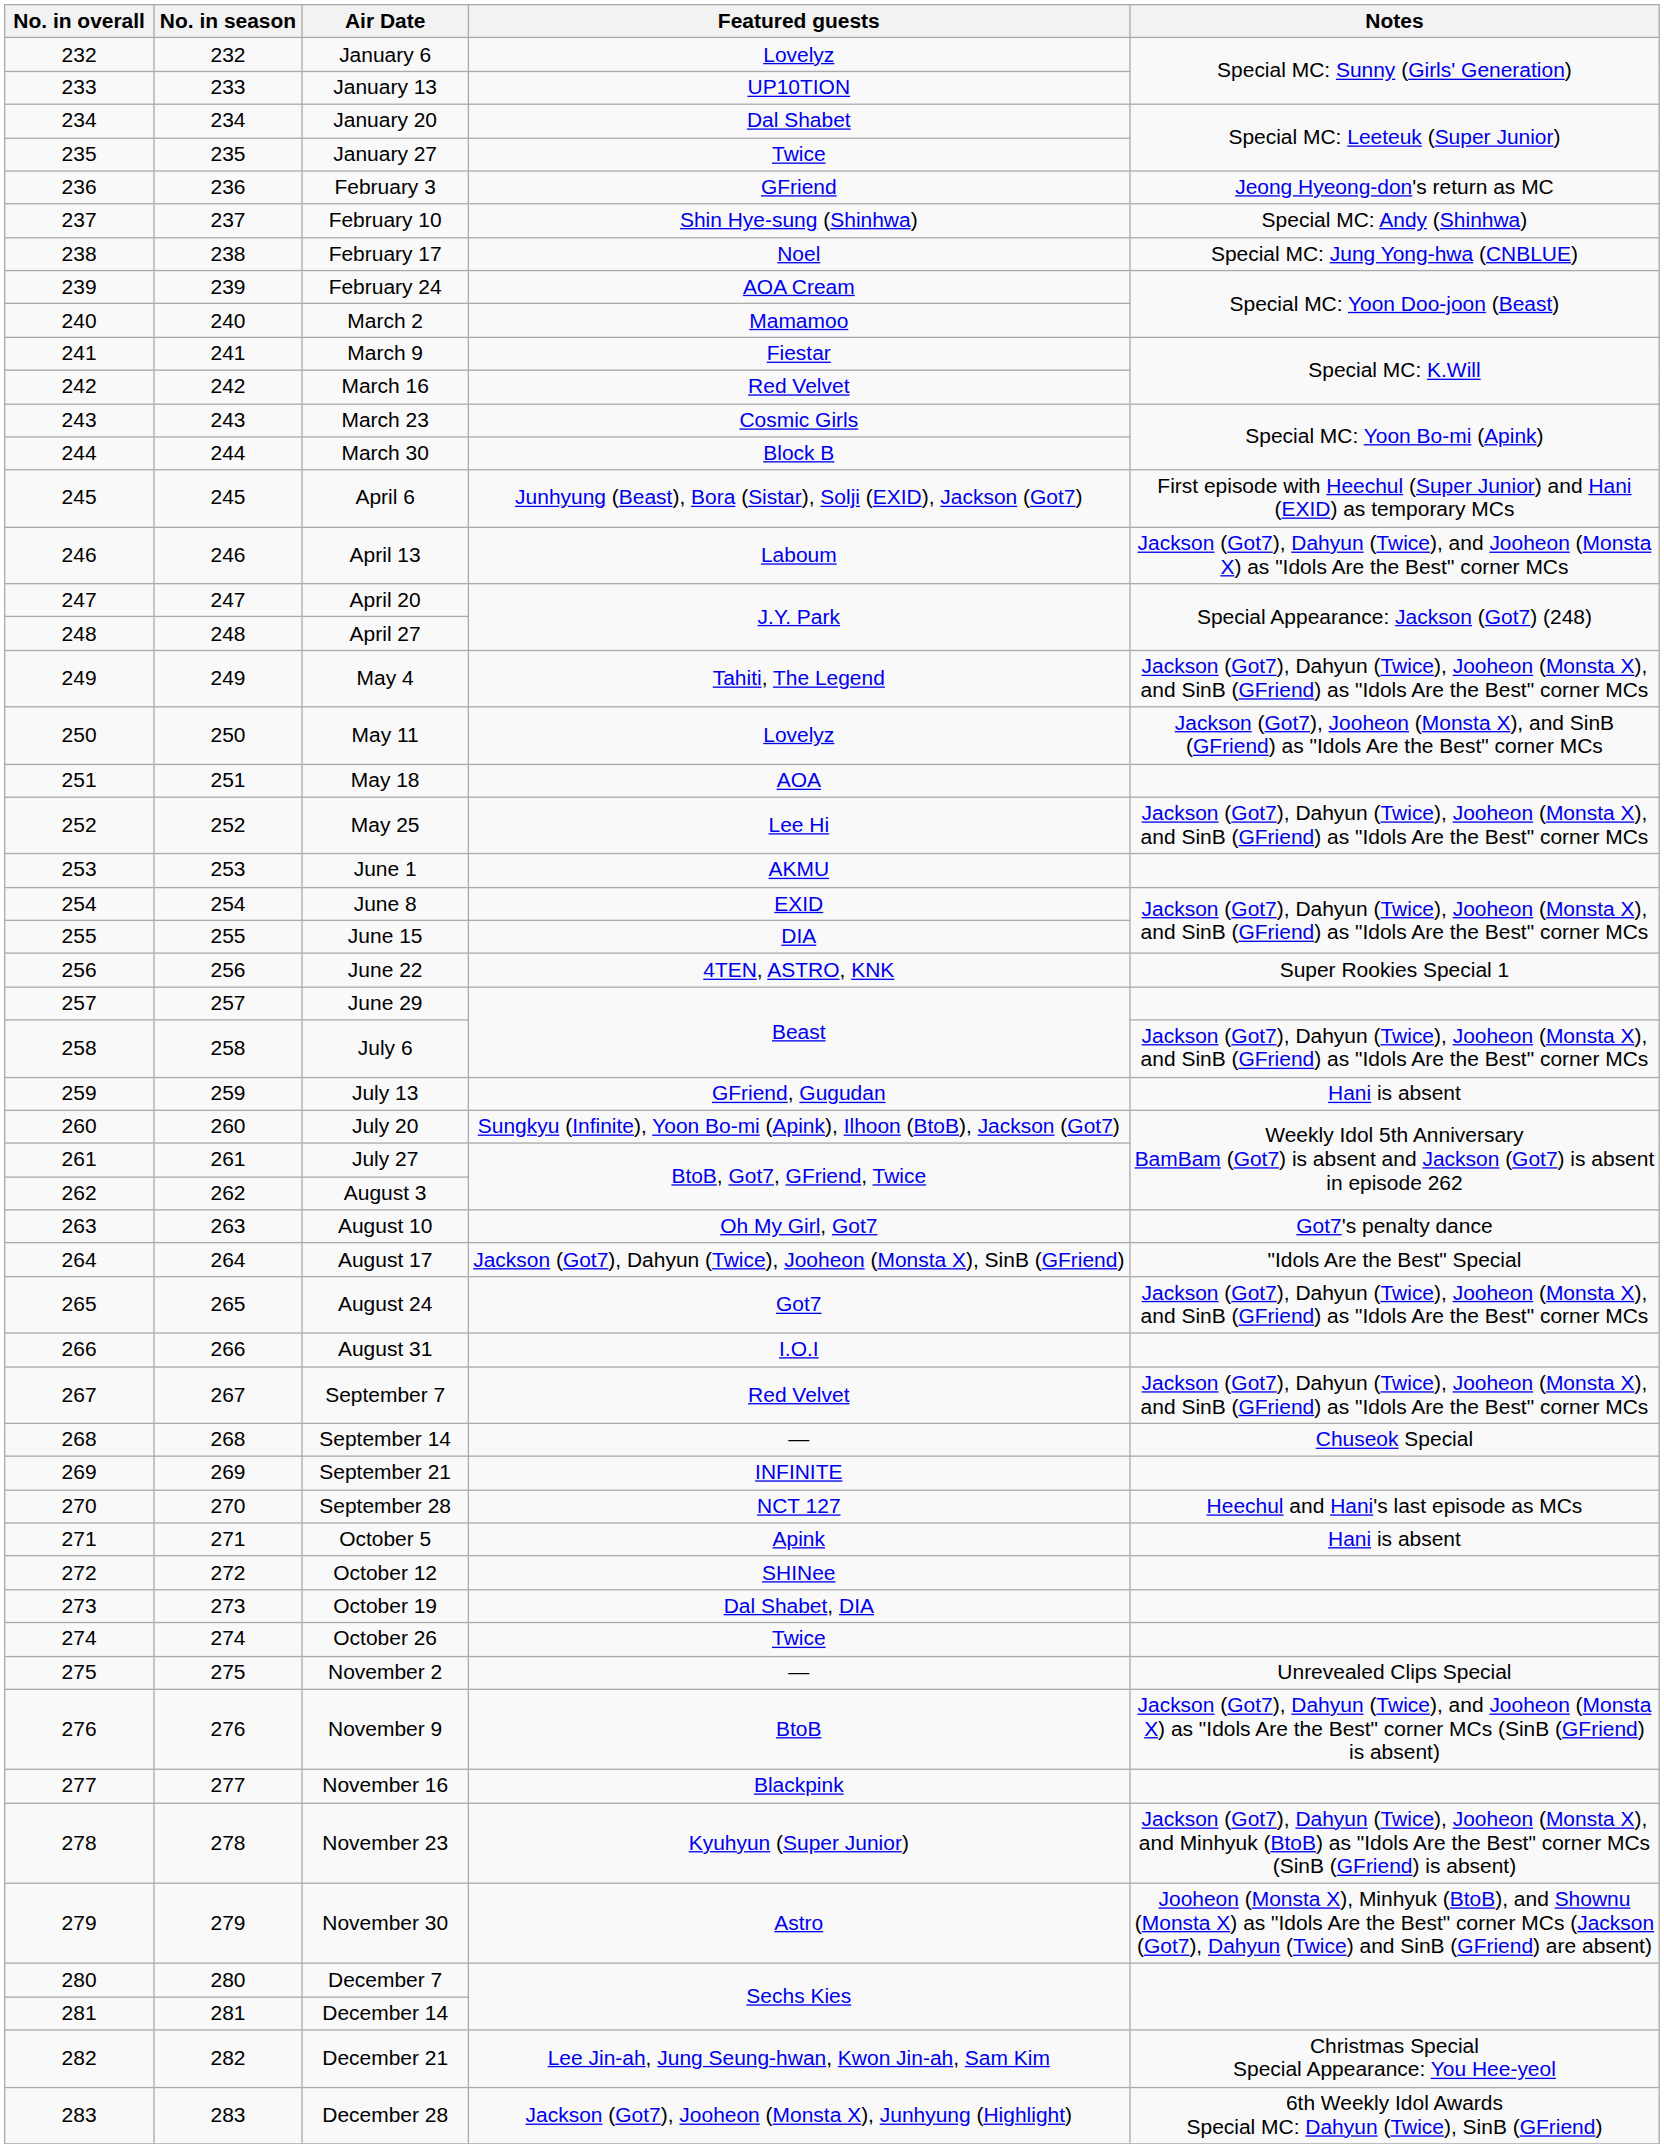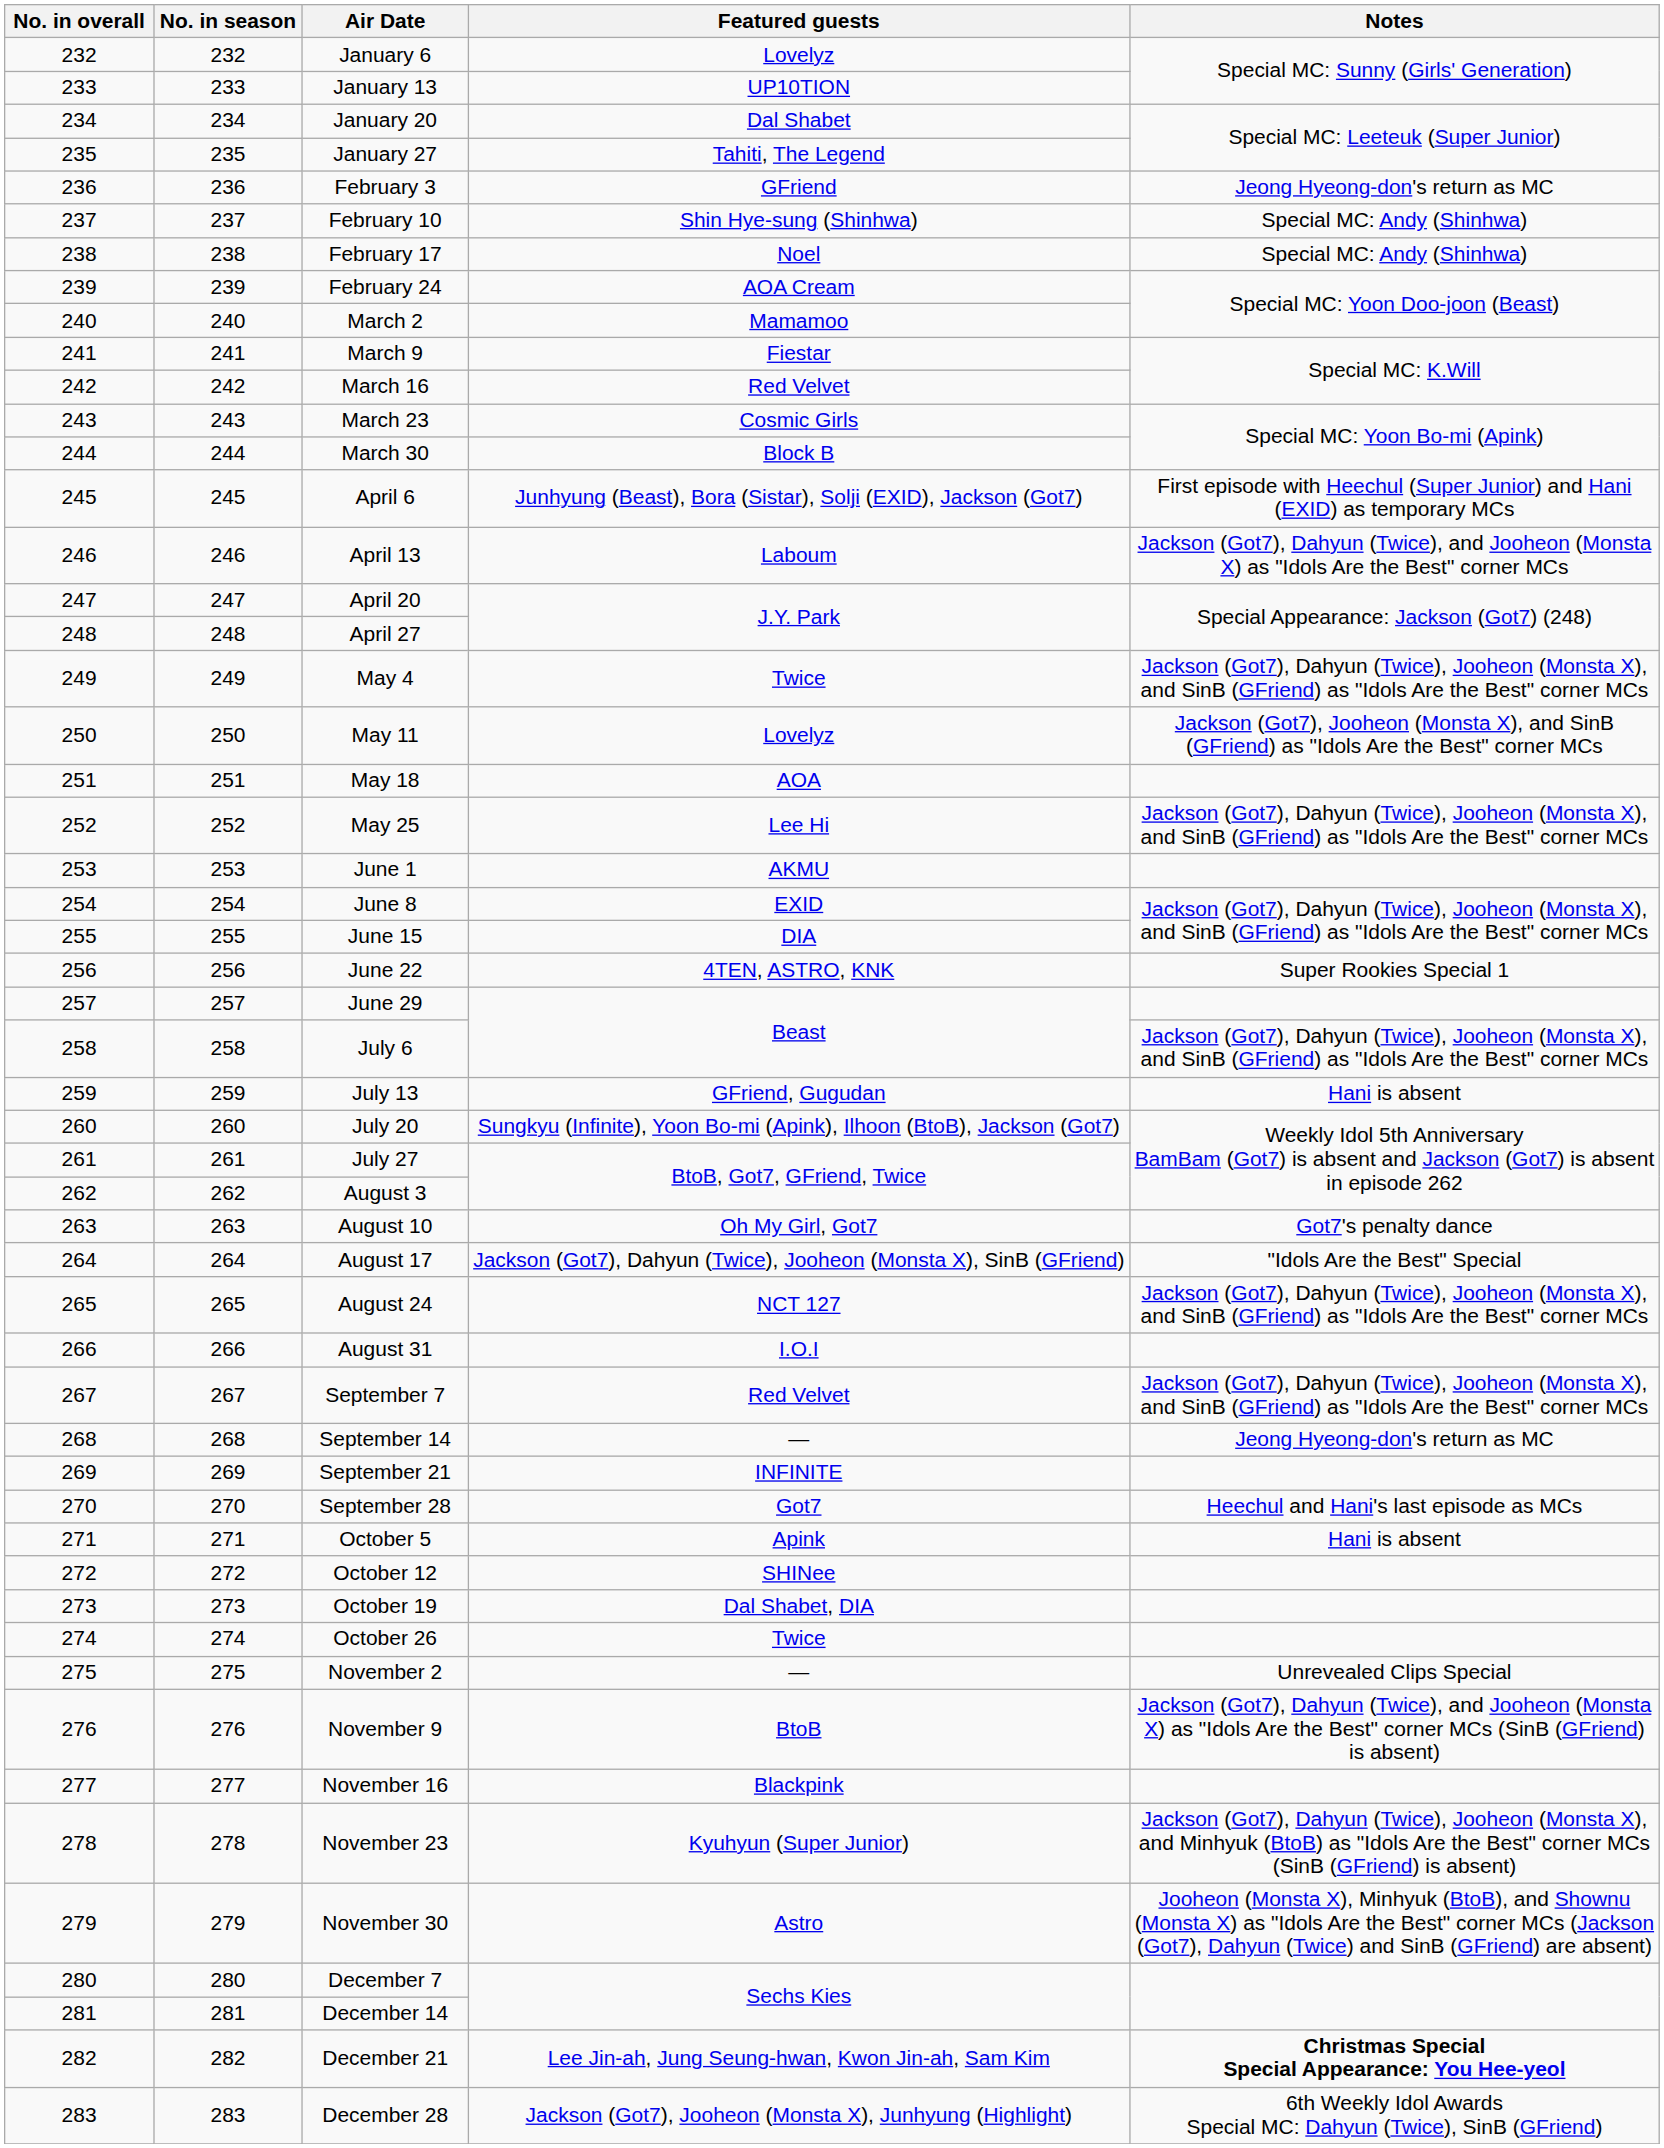(799, 154) Twice -> (799, 154) Tahiti, The Legend
(1394, 253) Special MC: Jung Yong-hwa (CNBLUE) -> (1394, 253) Special MC: Andy (Shinhwa)
(799, 678) Tahiti, The Legend -> (799, 678) Twice
(799, 1304) Got7 -> (799, 1304) NCT 127
(1394, 1439) Chuseok Special -> (1394, 1439) Jeong Hyeong-don's return as MC
(799, 1506) NCT 127 -> (799, 1506) Got7
(1394, 2058) normal -> (1394, 2058) bold
